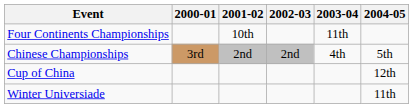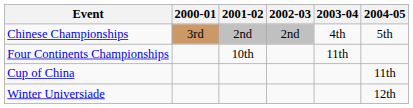rows swapped: (88, 34) <-> (68, 53)
(385, 73) 12th -> (385, 73) 11th
(385, 93) 11th -> (385, 93) 12th
